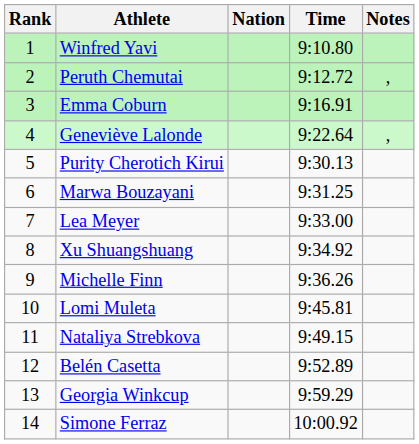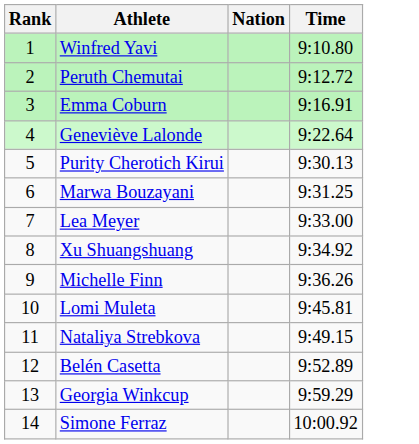- column: (388, 18)
